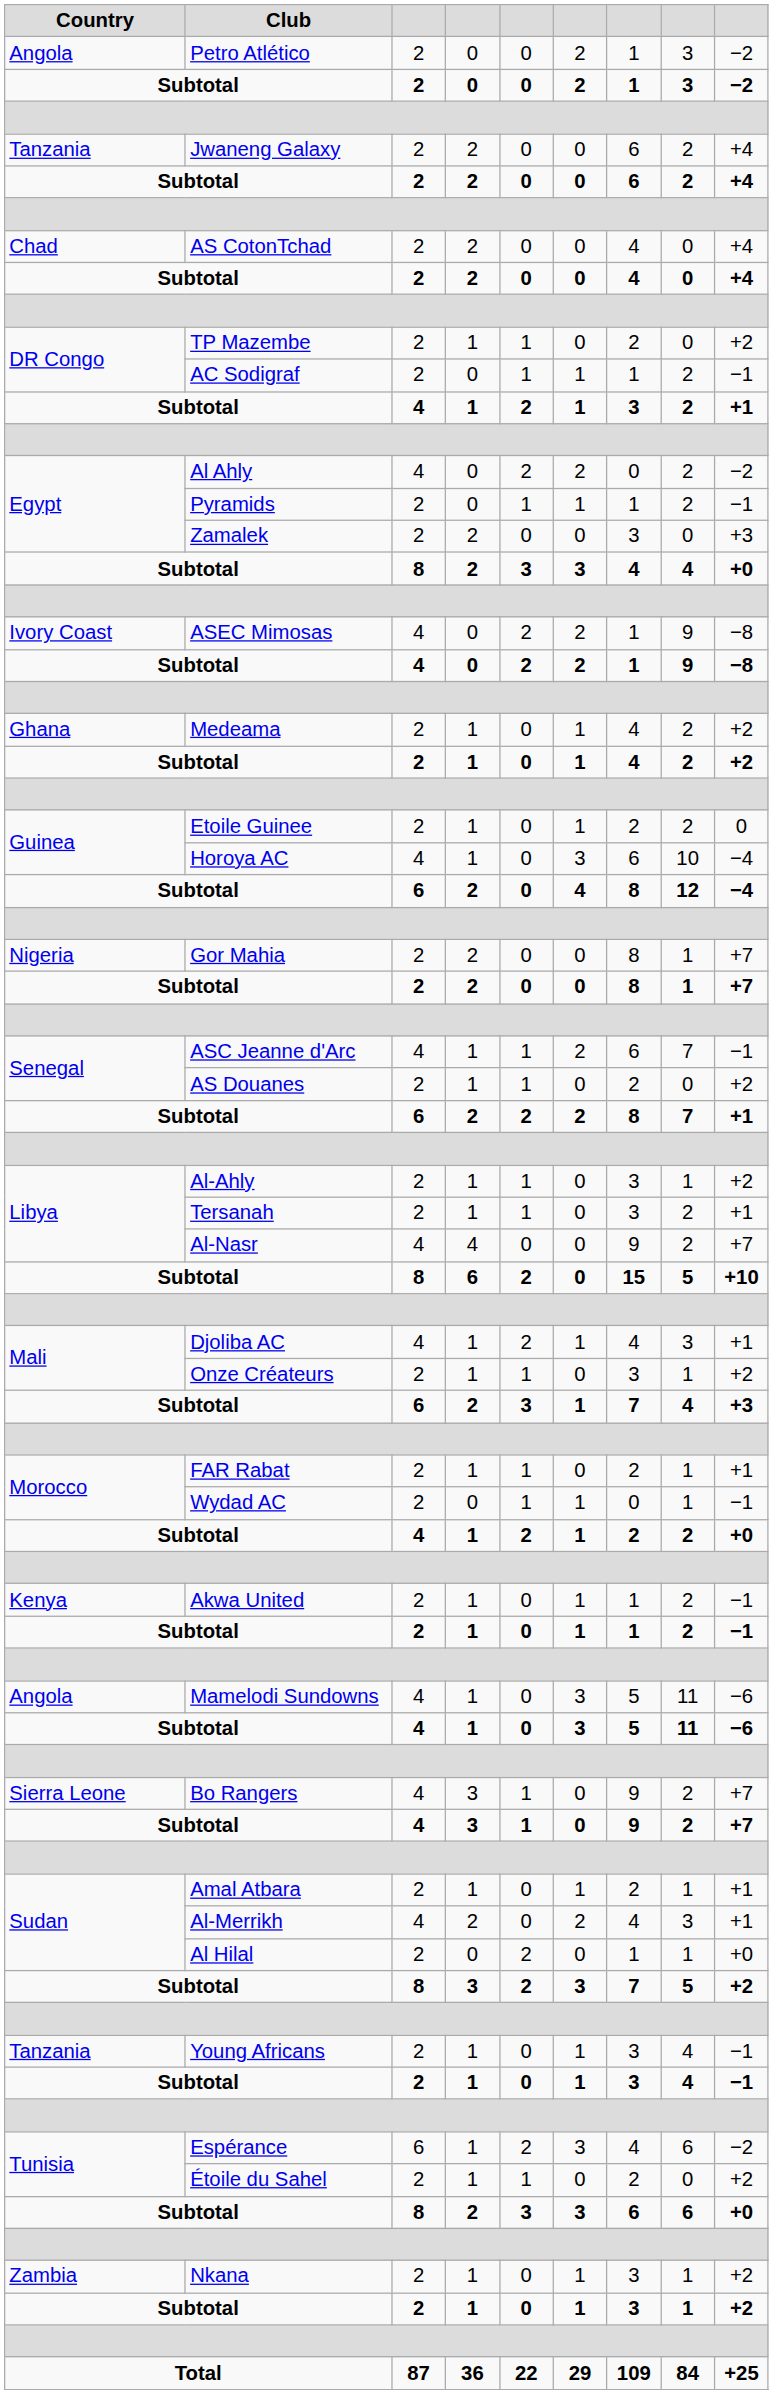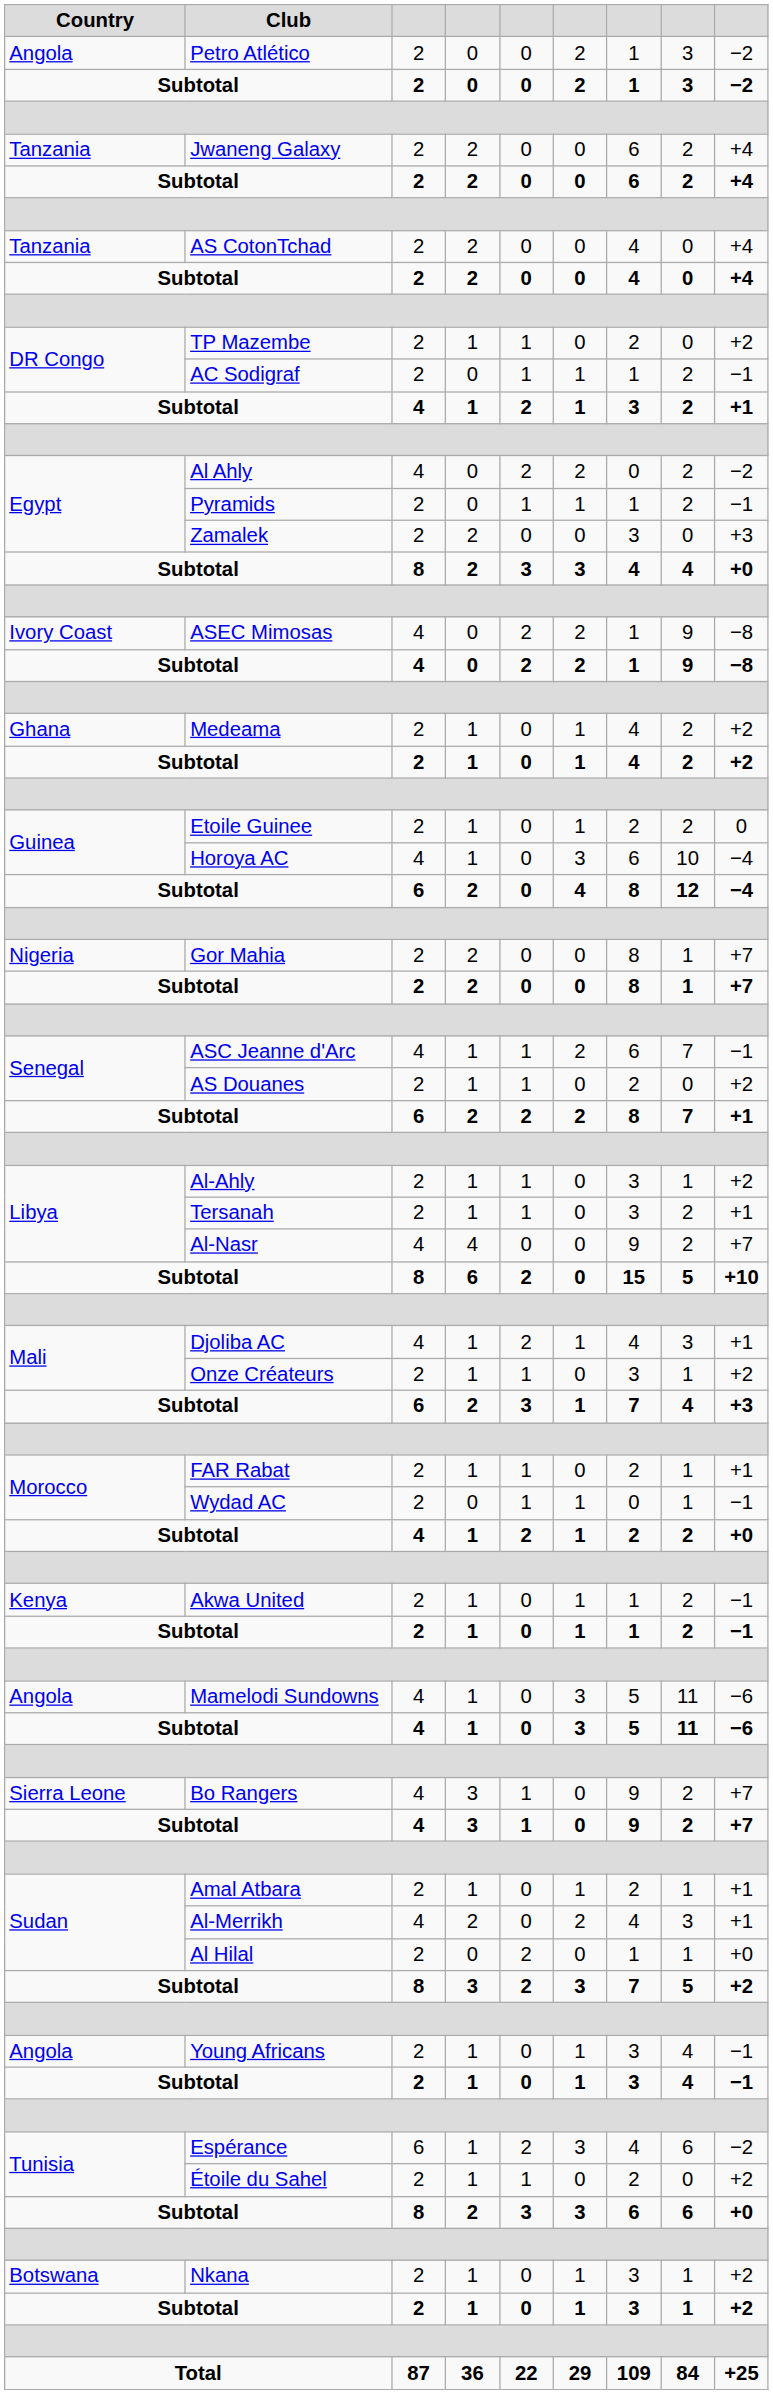(34, 246) Chad -> (50, 246) Tanzania
(50, 2050) Tanzania -> (41, 2050) Angola
(43, 2276) Zambia -> (54, 2276) Botswana
